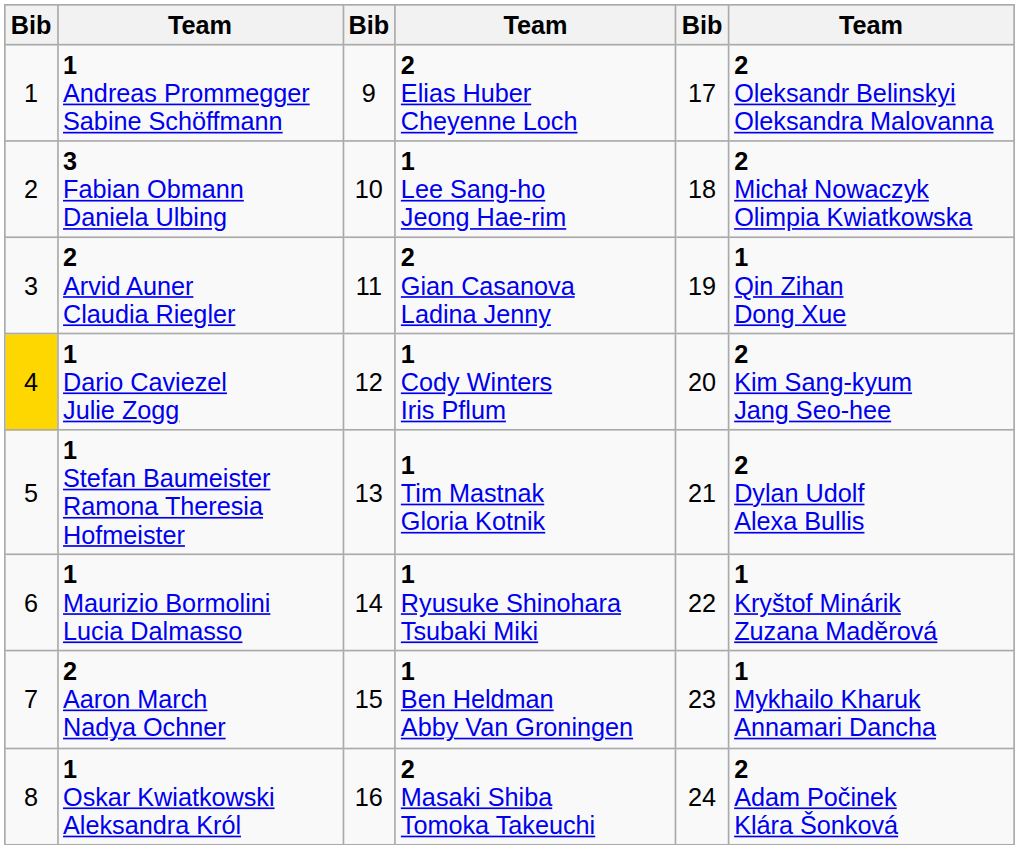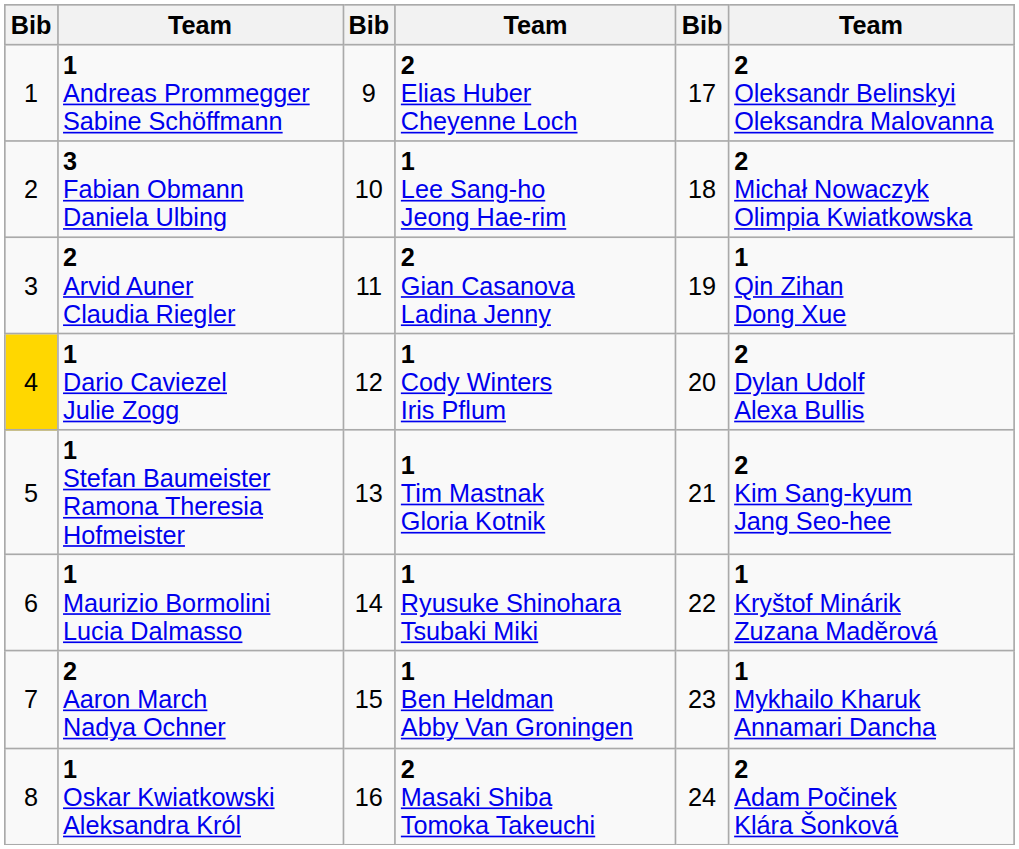(823, 382) 2 Kim Sang-kyum Jang Seo-hee -> (799, 382) 2 Dylan Udolf Alexa Bullis
(799, 493) 2 Dylan Udolf Alexa Bullis -> (823, 493) 2 Kim Sang-kyum Jang Seo-hee
